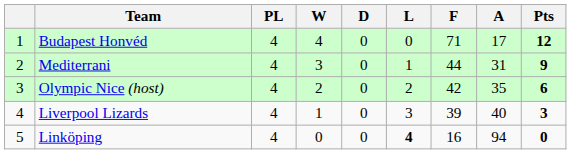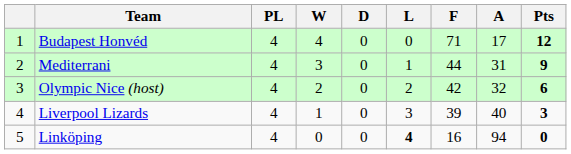(499, 88) 35 -> (499, 88) 32
